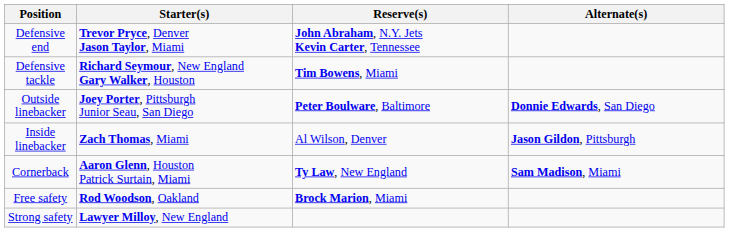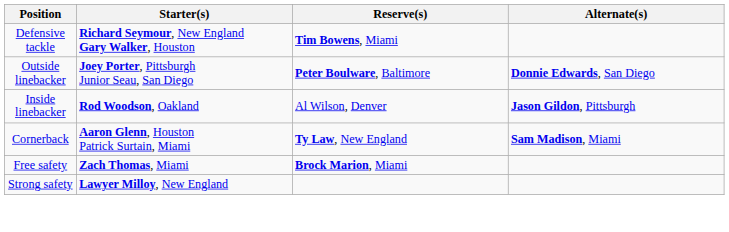- row: (40, 40)
(134, 139) Zach Thomas, Miami -> (139, 106) Rod Woodson, Oakland
(139, 198) Rod Woodson, Oakland -> (134, 165) Zach Thomas, Miami
